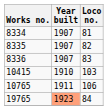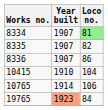(87, 33) no background -> (87, 33) lightgreen background
(87, 60) 83 -> (87, 60) 86
(89, 73) 103 -> (89, 73) 104
(64, 86) 1911 -> (64, 86) 1914
